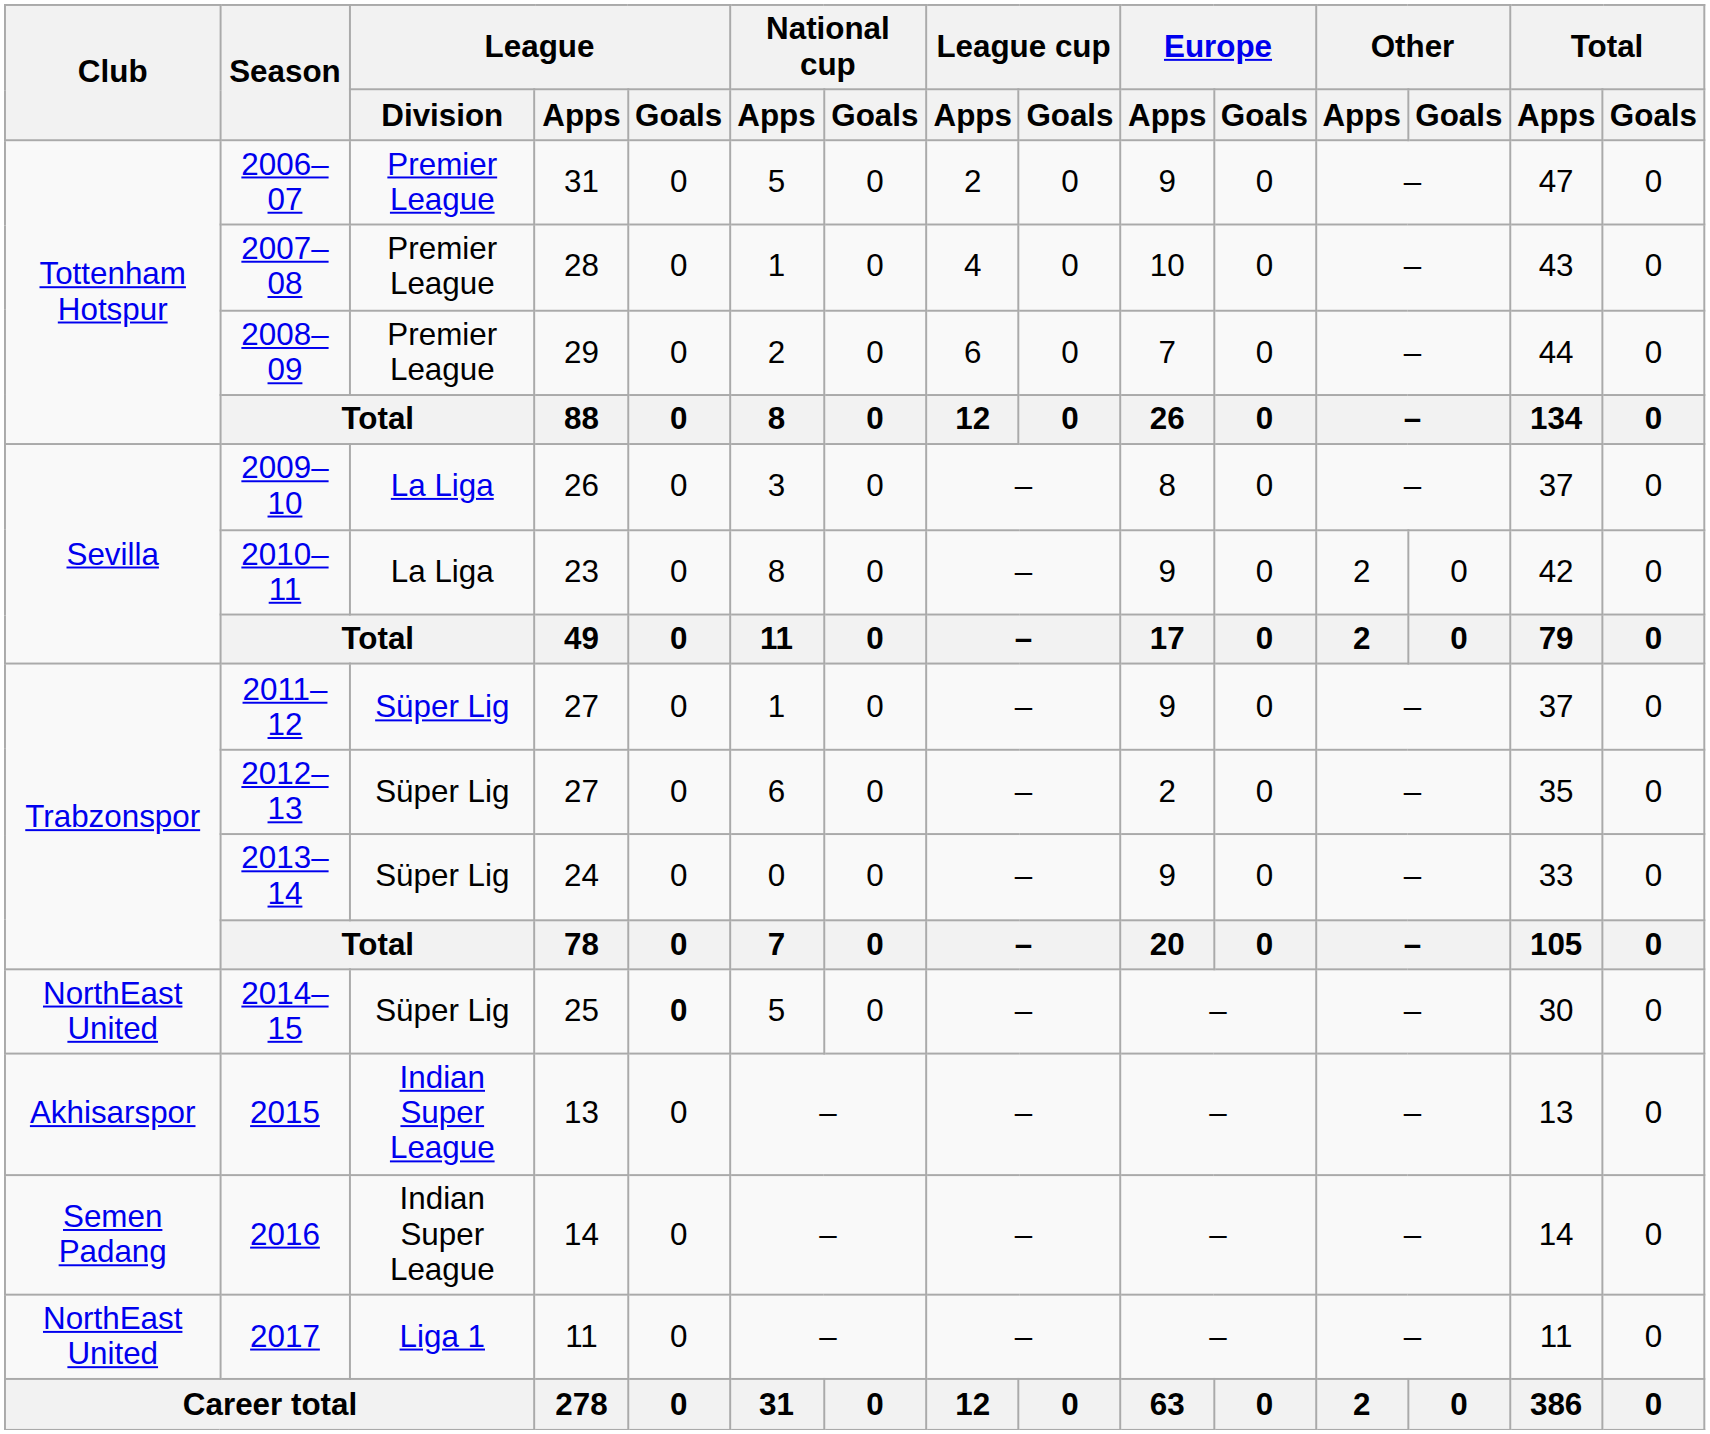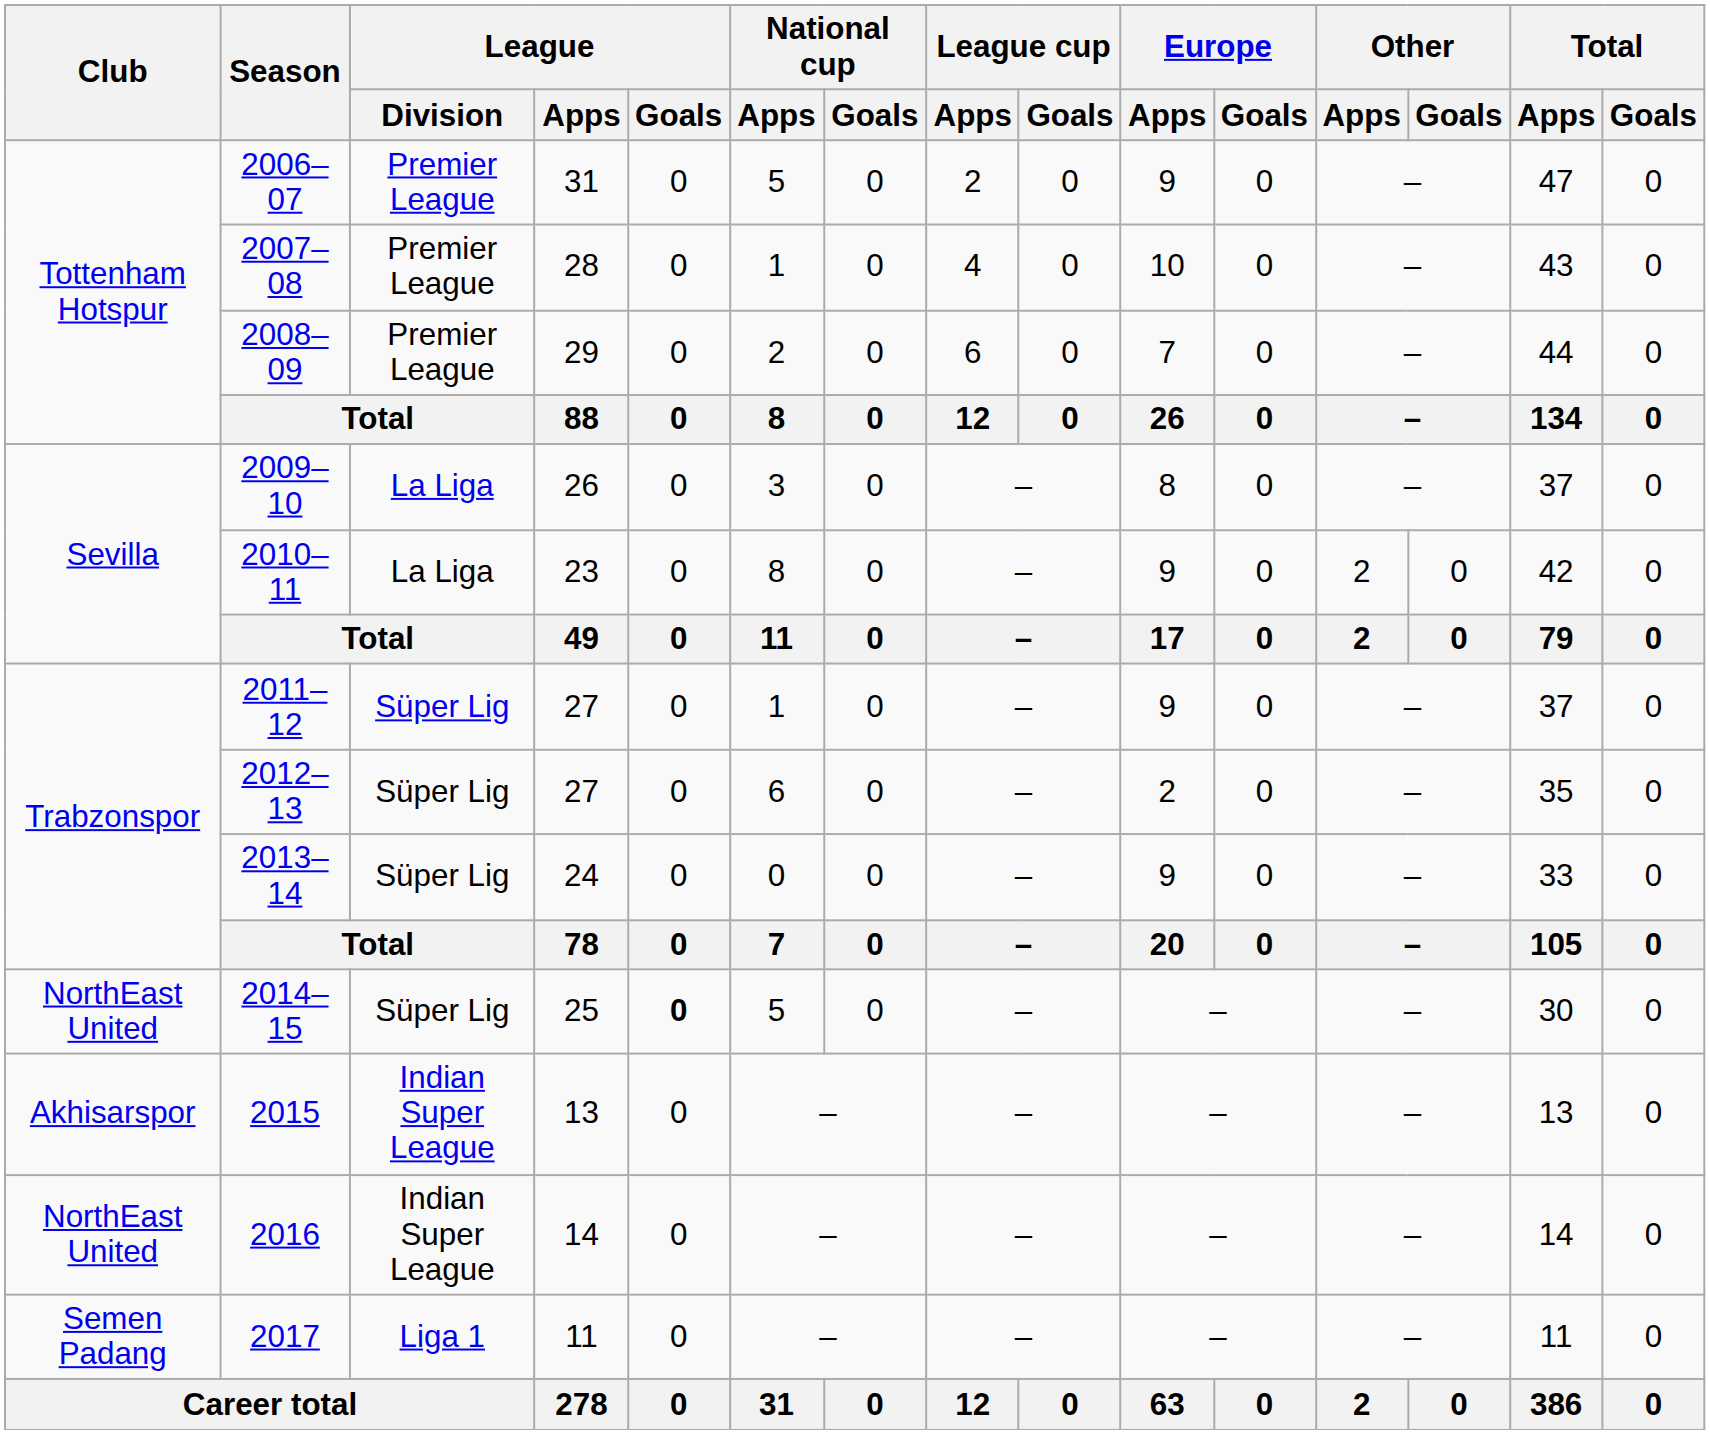(113, 1234) Semen Padang -> (113, 1234) NorthEast United
(113, 1336) NorthEast United -> (113, 1336) Semen Padang
